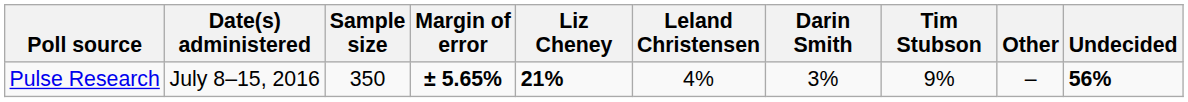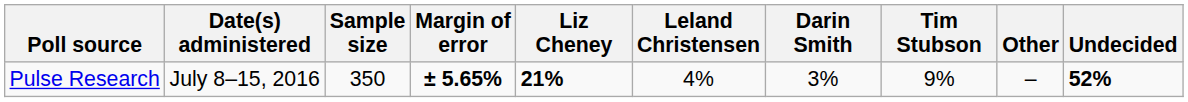(1090, 79) 56% -> (1090, 79) 52%
